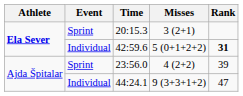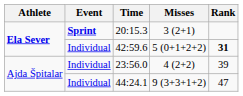(80, 30) normal -> (82, 30) bold
(80, 65) Sprint -> (89, 65) Individual
